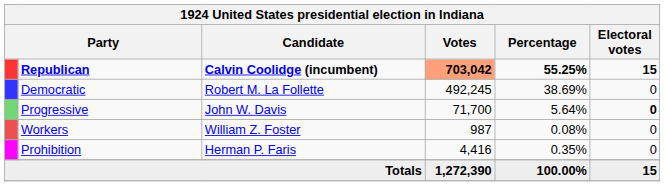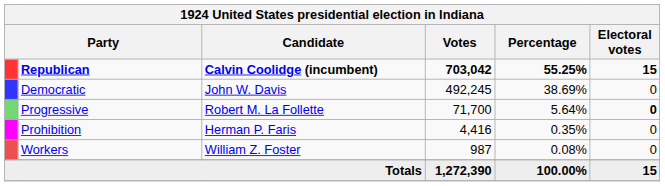(469, 69) lightsalmon background -> (469, 69) no background
(264, 90) Robert M. La Follette -> (246, 90) John W. Davis
(246, 110) John W. Davis -> (264, 110) Robert M. La Follette
rows swapped: (51, 150) <-> (45, 130)
